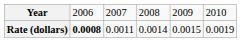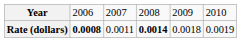(153, 29) normal -> (153, 29) bold
(187, 29) 0.0015 -> (187, 29) 0.0018
